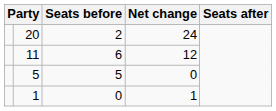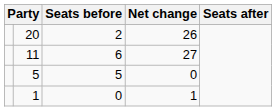(190, 34) 24 -> (190, 34) 26
(190, 55) 12 -> (190, 55) 27
